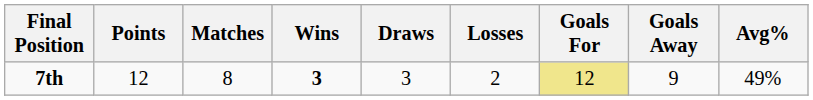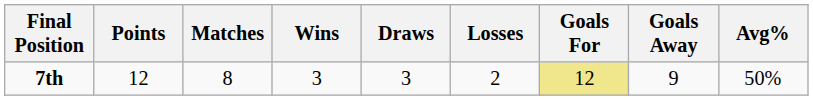(317, 78) bold -> (317, 78) normal
(763, 78) 49% -> (763, 78) 50%
